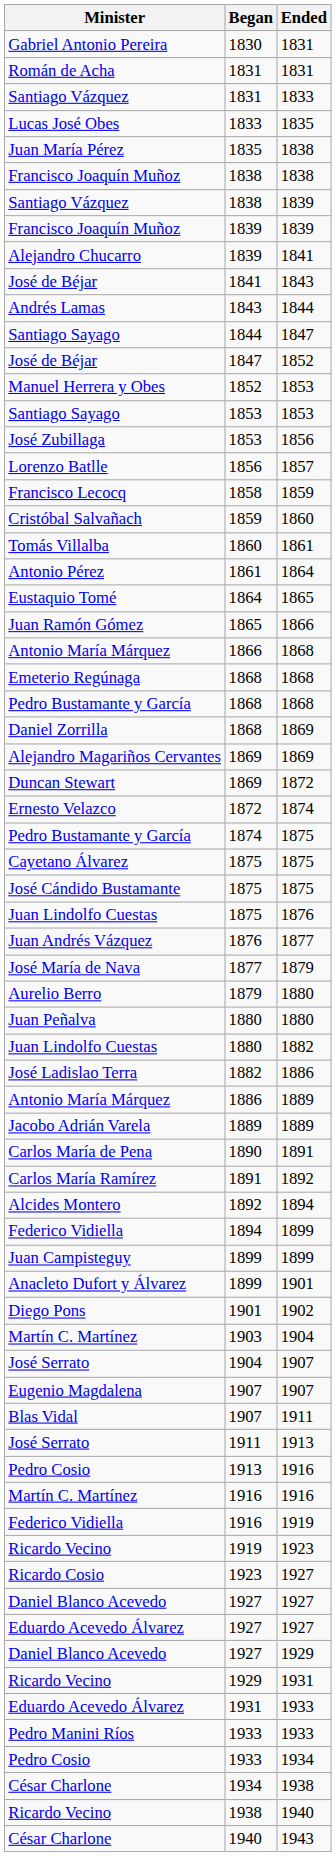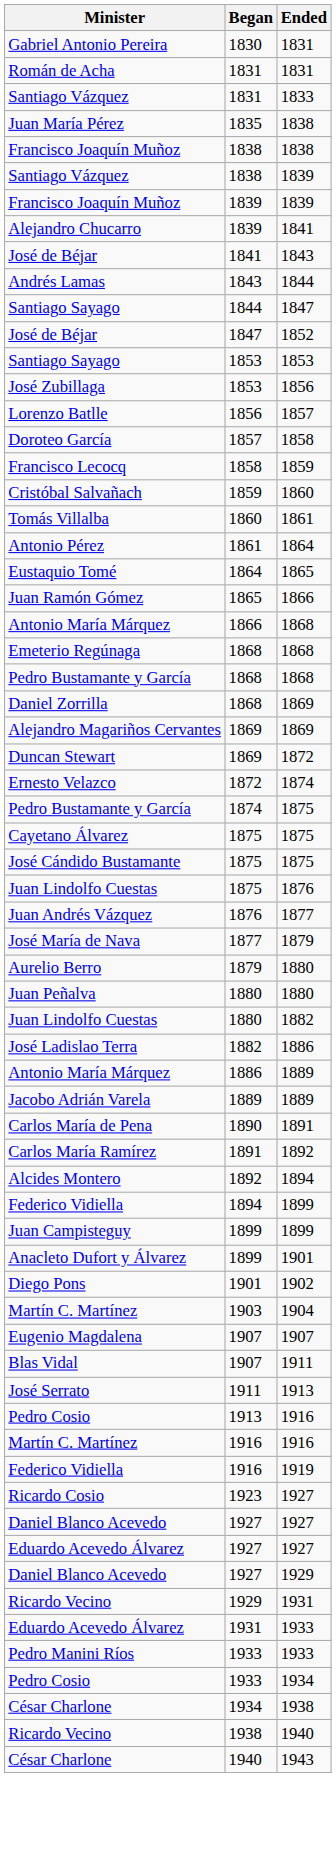- row: (64, 123)
- row: (87, 387)
+ row: (60, 439)
- row: (49, 1363)
- row: (60, 1548)
